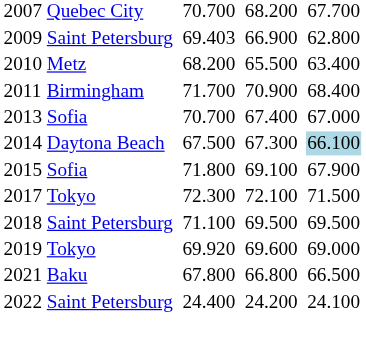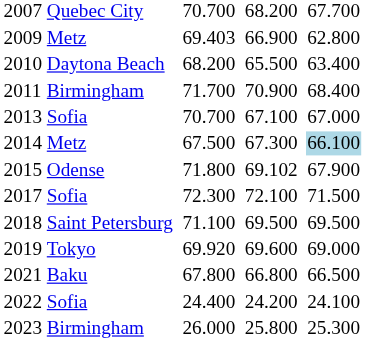(110, 37) Saint Petersburg -> (67, 37) Metz
(67, 64) Metz -> (106, 64) Daytona Beach
(271, 116) 67.400 -> (271, 116) 67.100
(106, 143) Daytona Beach -> (67, 143) Metz
(67, 169) Sofia -> (76, 169) Odense
(271, 169) 69.100 -> (271, 169) 69.102
(71, 196) Tokyo -> (67, 196) Sofia
(110, 301) Saint Petersburg -> (67, 301) Sofia
+ row: (23, 328)
